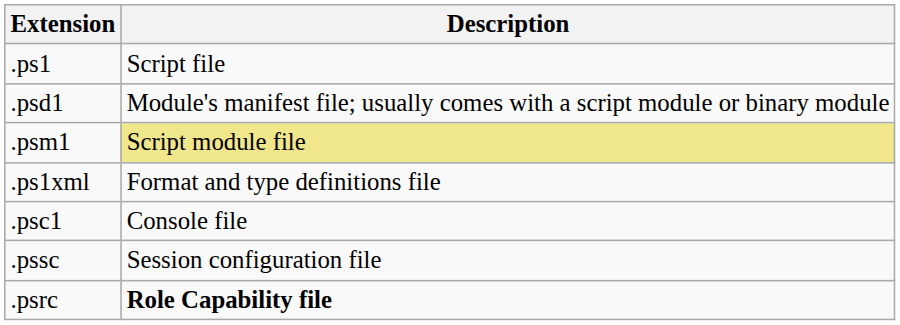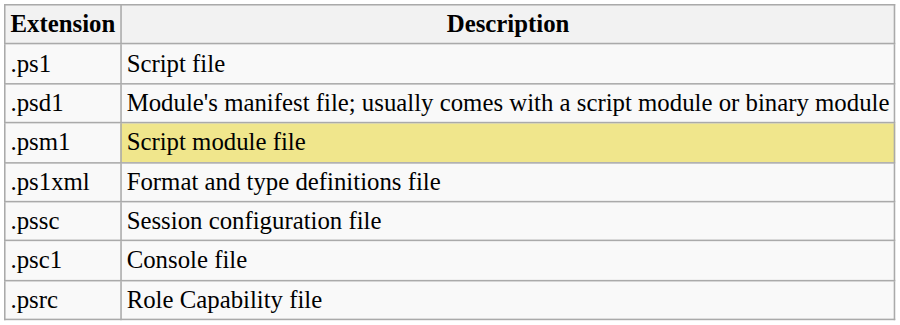rows swapped: (36, 220) <-> (35, 260)
(229, 299) bold -> (224, 299) normal
